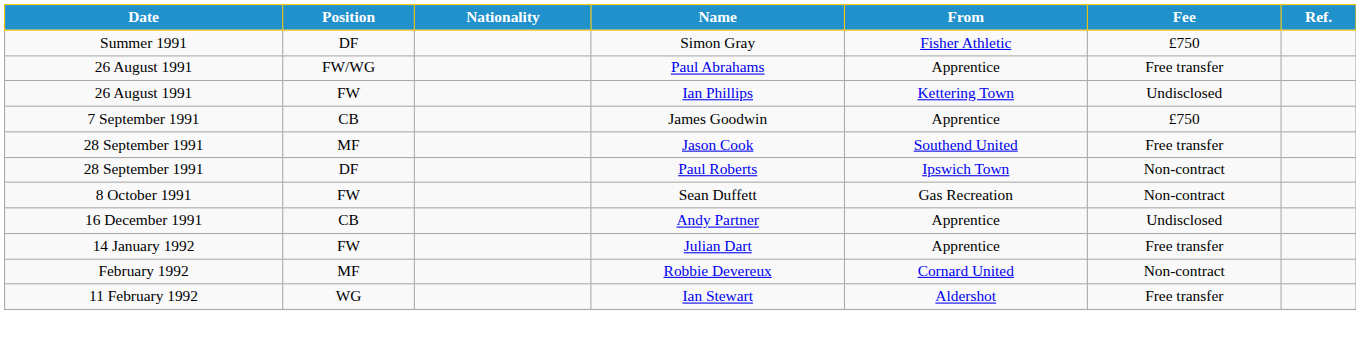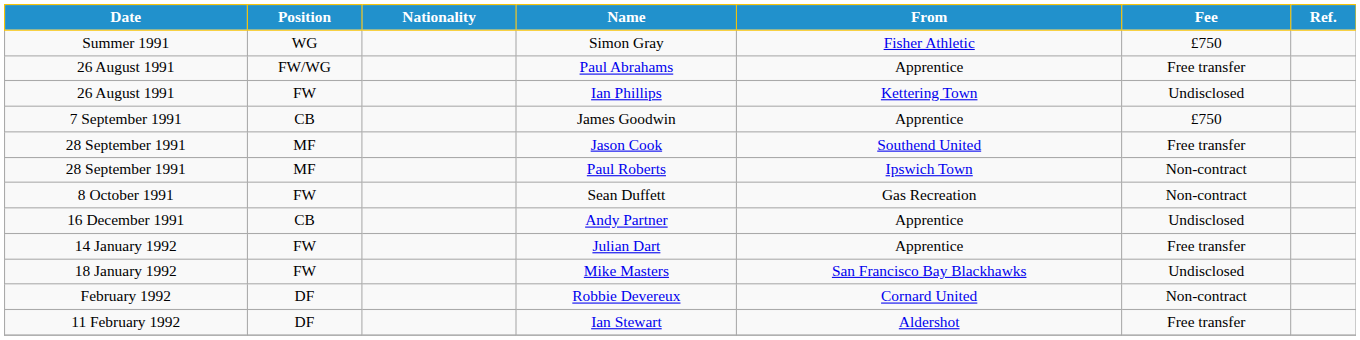(349, 43) DF -> (304, 43) WG
(349, 170) DF -> (304, 170) MF
+ row: (626, 271)
(349, 271) MF -> (304, 297) DF
(348, 297) WG -> (304, 322) DF
